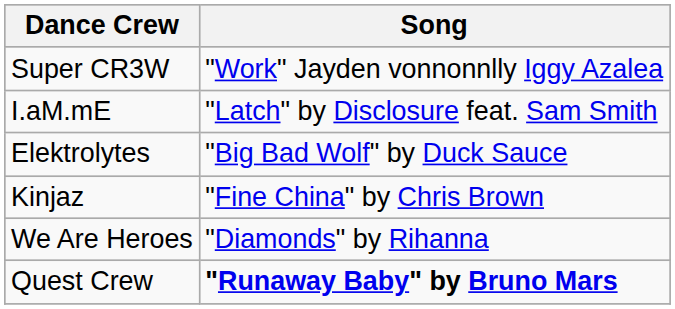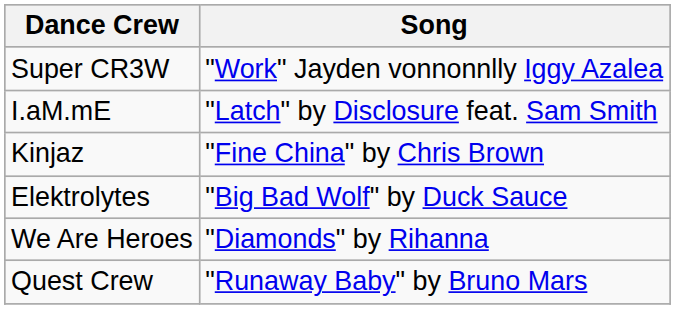rows swapped: (81, 153) <-> (48, 196)
(411, 281) bold -> (396, 281) normal
